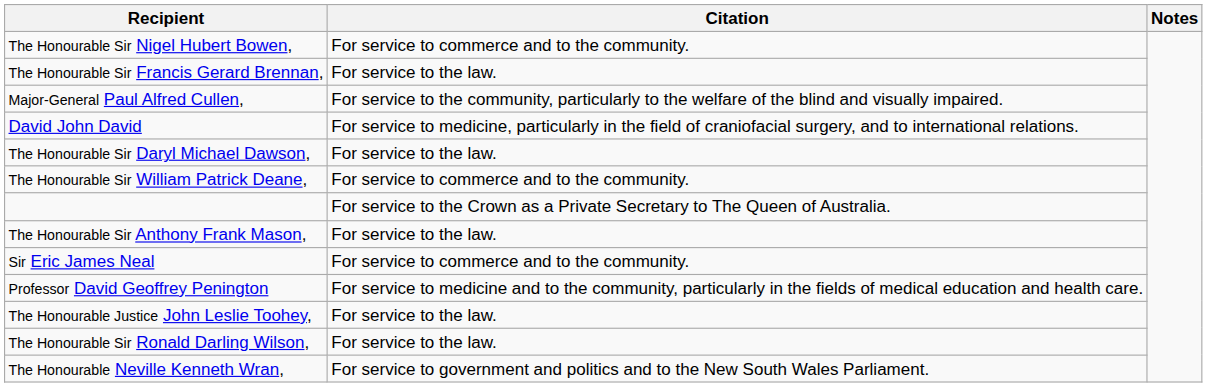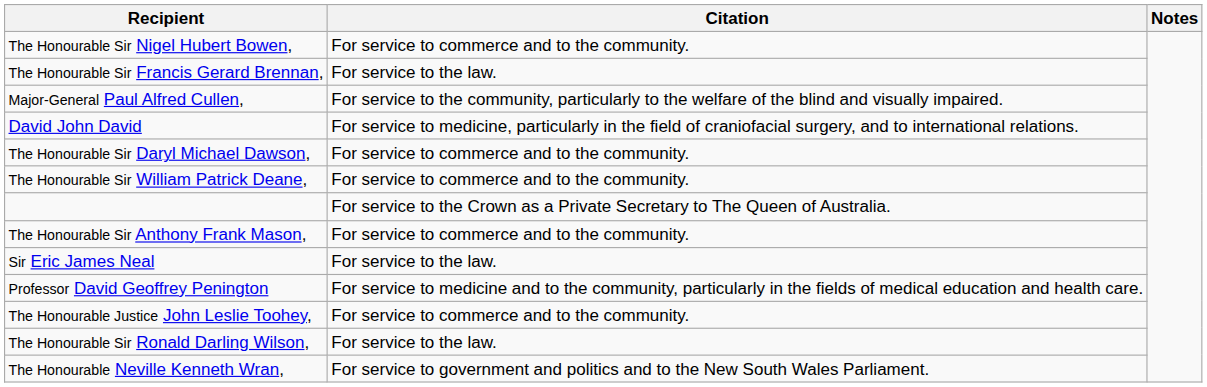(414, 153) For service to the law. -> (510, 153) For service to commerce and to the community.
(414, 234) For service to the law. -> (510, 234) For service to commerce and to the community.
(510, 261) For service to commerce and to the community. -> (414, 261) For service to the law.
(414, 315) For service to the law. -> (510, 315) For service to commerce and to the community.
